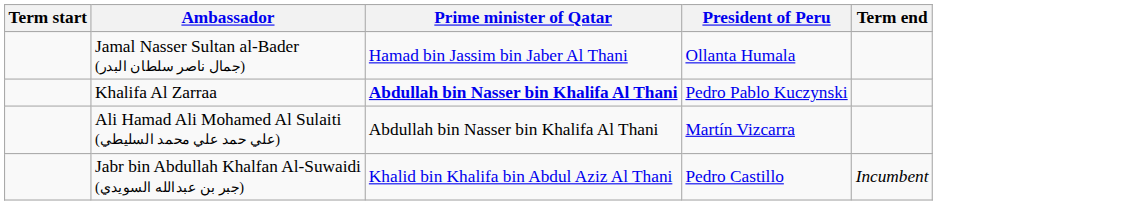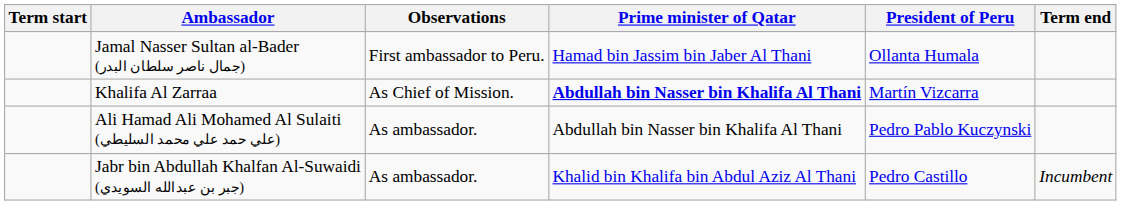+ column: (457, 18)
(767, 92) Pedro Pablo Kuczynski -> (924, 92) Martín Vizcarra
(740, 129) Martín Vizcarra -> (950, 129) Pedro Pablo Kuczynski
